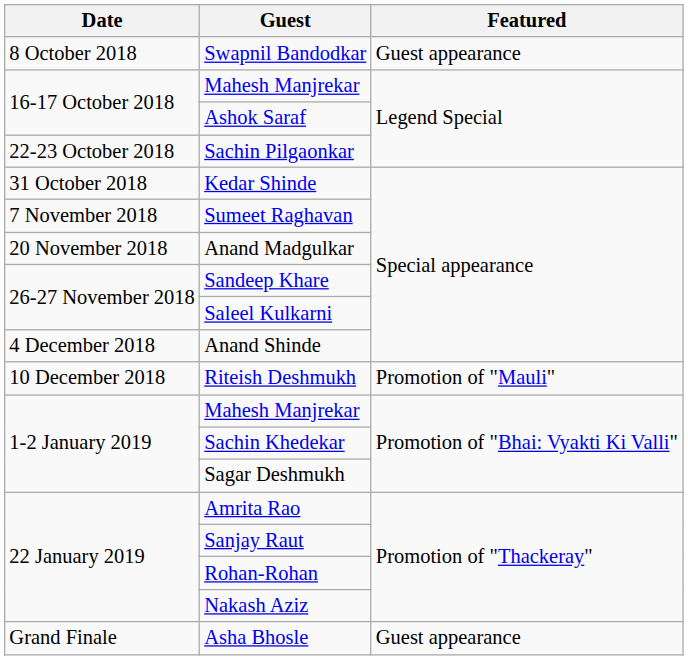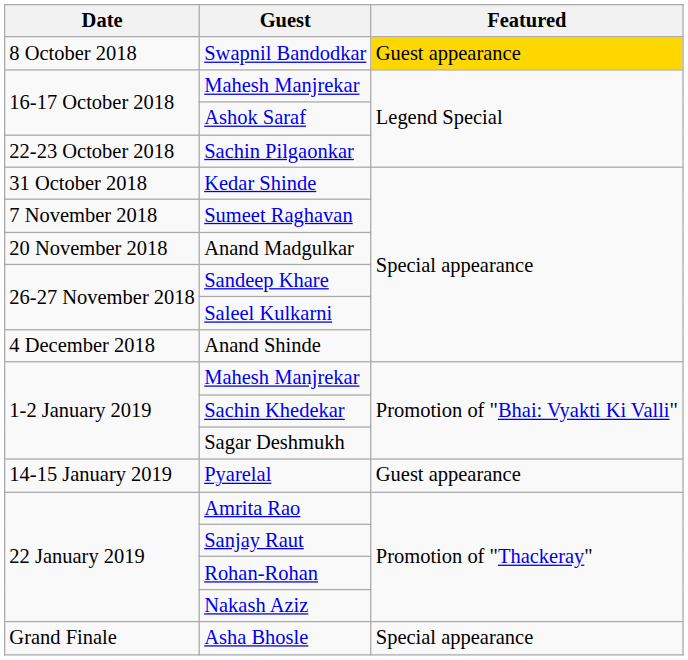(448, 53) no background -> (448, 53) gold background
- row: (87, 378)
+ row: (91, 475)
(448, 637) Guest appearance -> (455, 637) Special appearance
